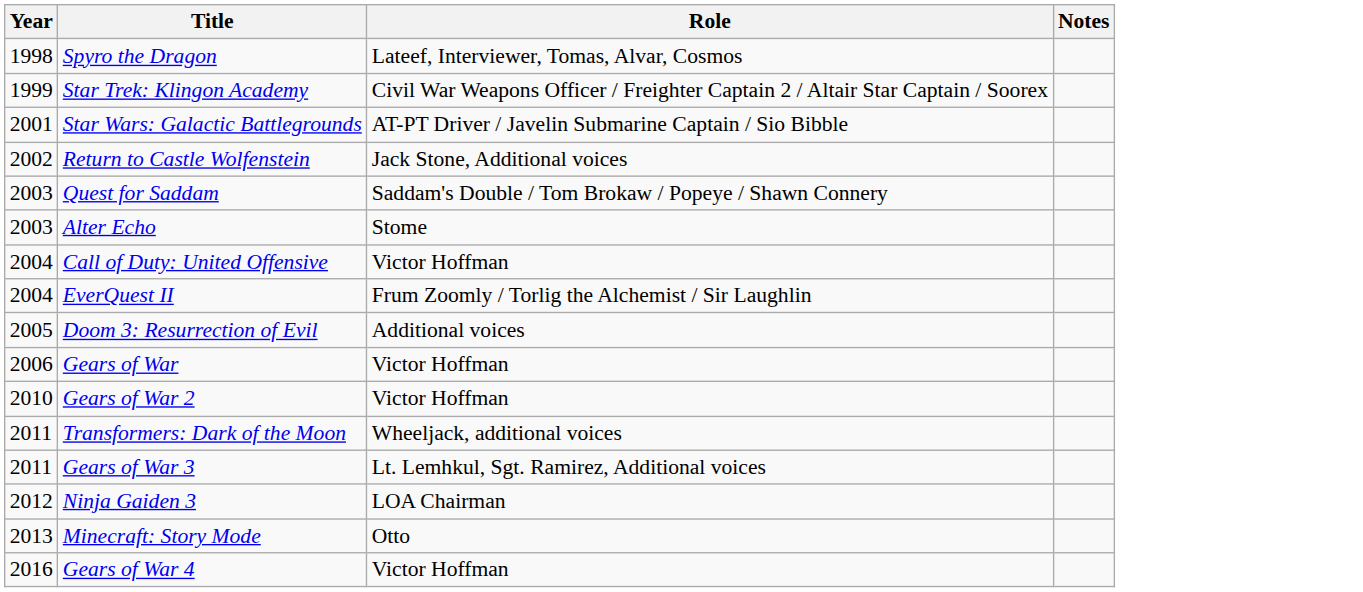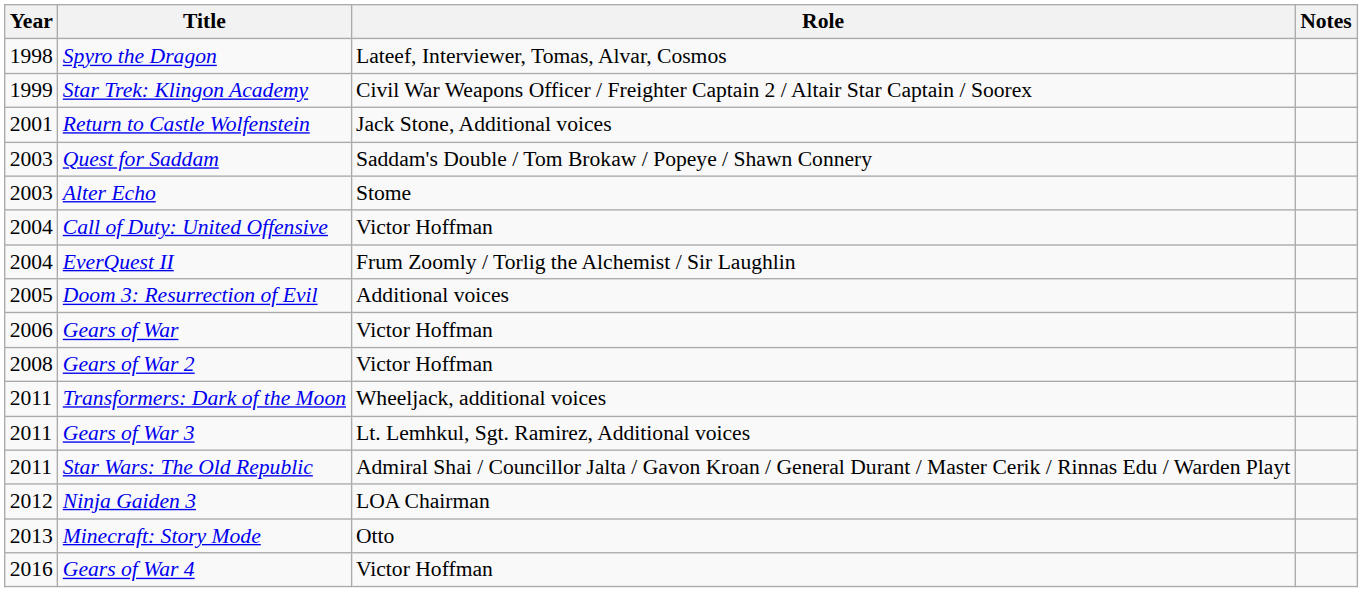- row: (212, 124)
(31, 158) 2002 -> (31, 124) 2001
(31, 398) 2010 -> (31, 364) 2008
+ row: (188, 466)
